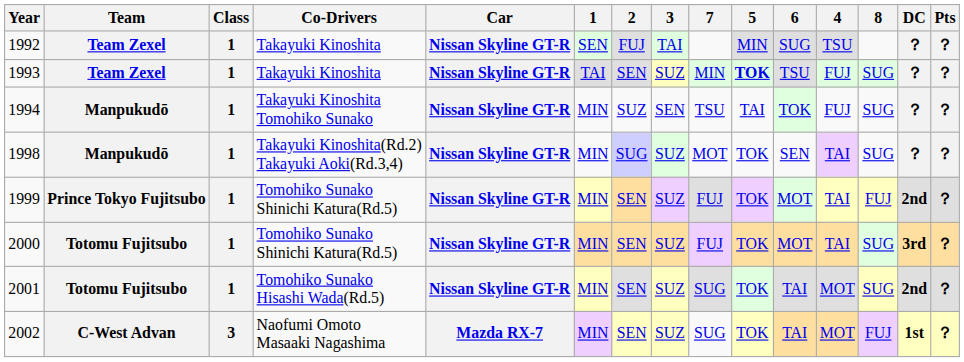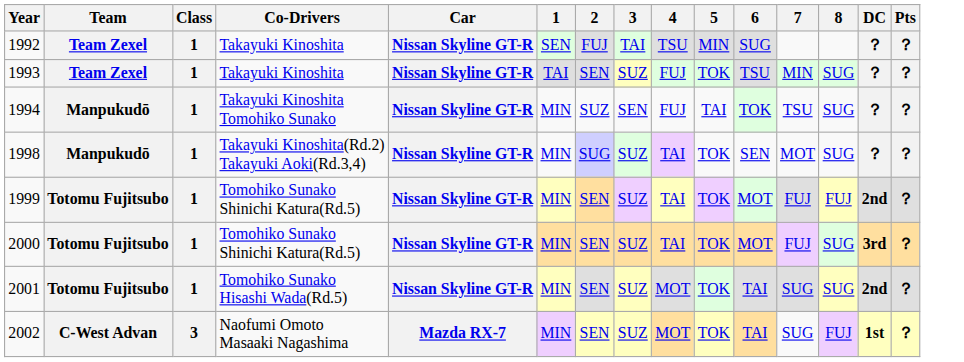columns swapped: (837, 17) <-> (710, 17)
(752, 73) bold -> (714, 73) normal
(127, 199) Prince Tokyo Fujitsubo -> (108, 199) Totomu Fujitsubo
